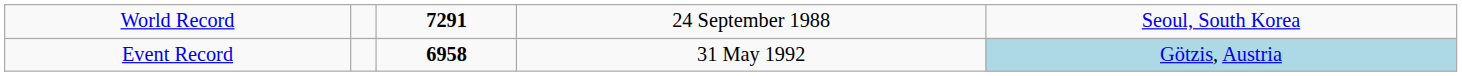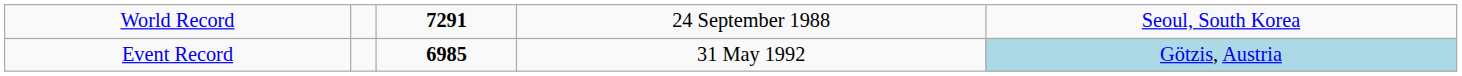(447, 54) 6958 -> (447, 54) 6985
